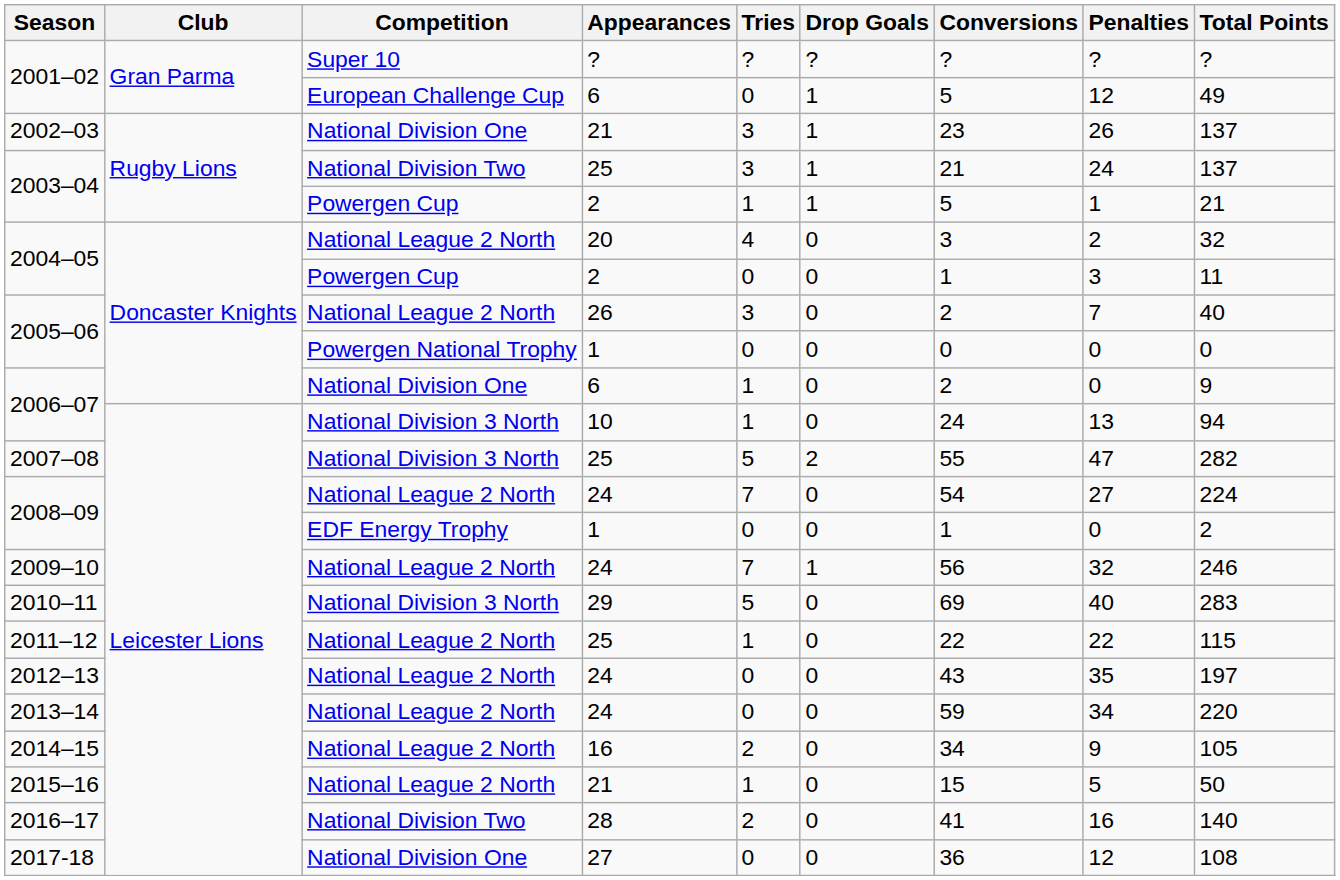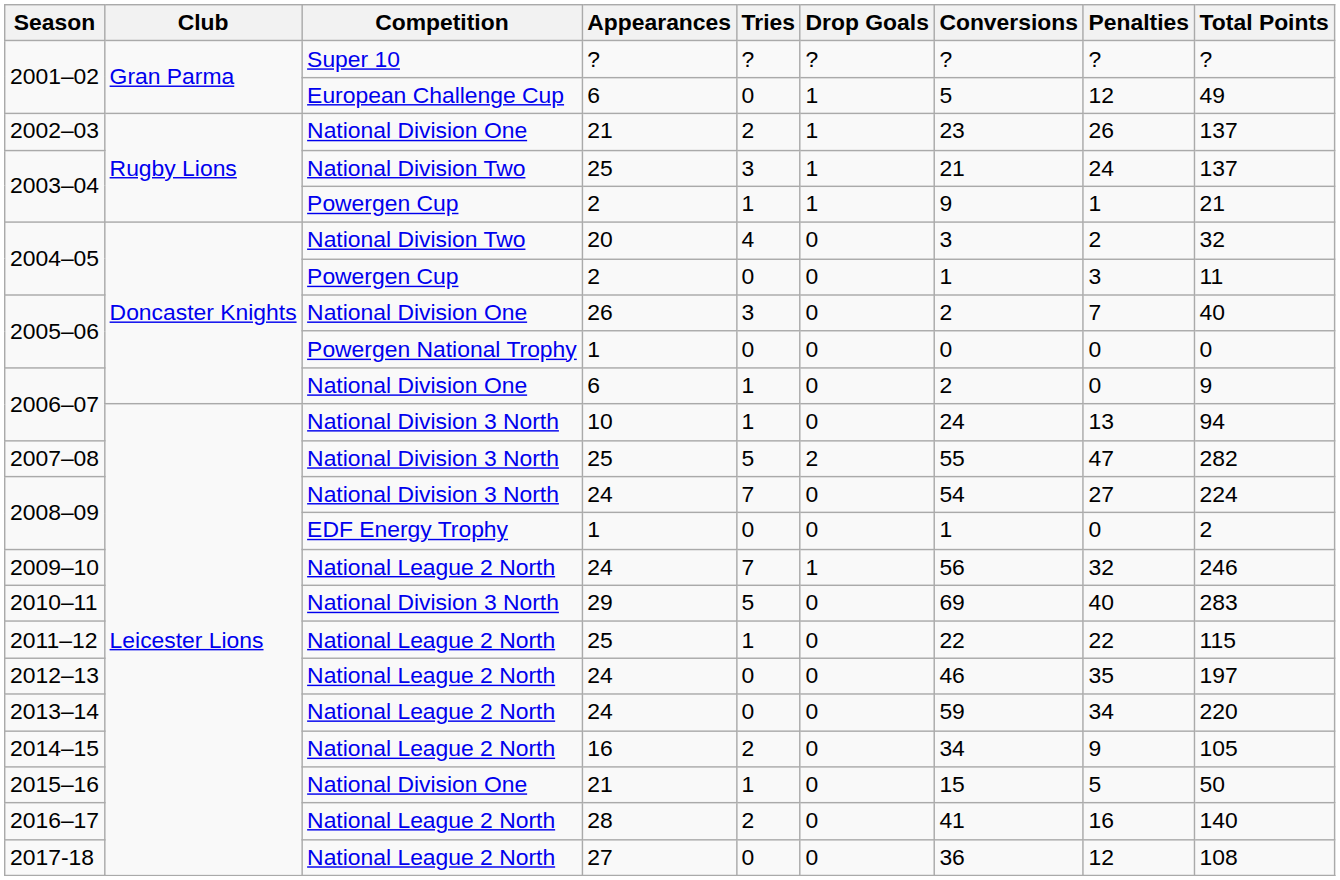(748, 131) 3 -> (748, 131) 2
(946, 204) 5 -> (946, 204) 9
(431, 240) National League 2 North -> (416, 240) National Division Two
(431, 312) National League 2 North -> (417, 312) National Division One
(431, 494) National League 2 North -> (433, 494) National Division 3 North
(952, 675) 43 -> (952, 675) 46
(431, 784) National League 2 North -> (417, 784) National Division One
(416, 820) National Division Two -> (431, 820) National League 2 North
(417, 857) National Division One -> (431, 857) National League 2 North
